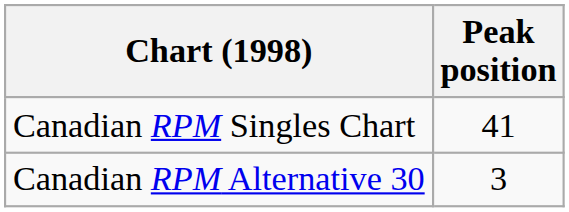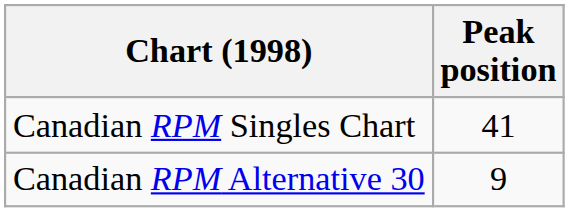(499, 178) 3 -> (499, 178) 9
